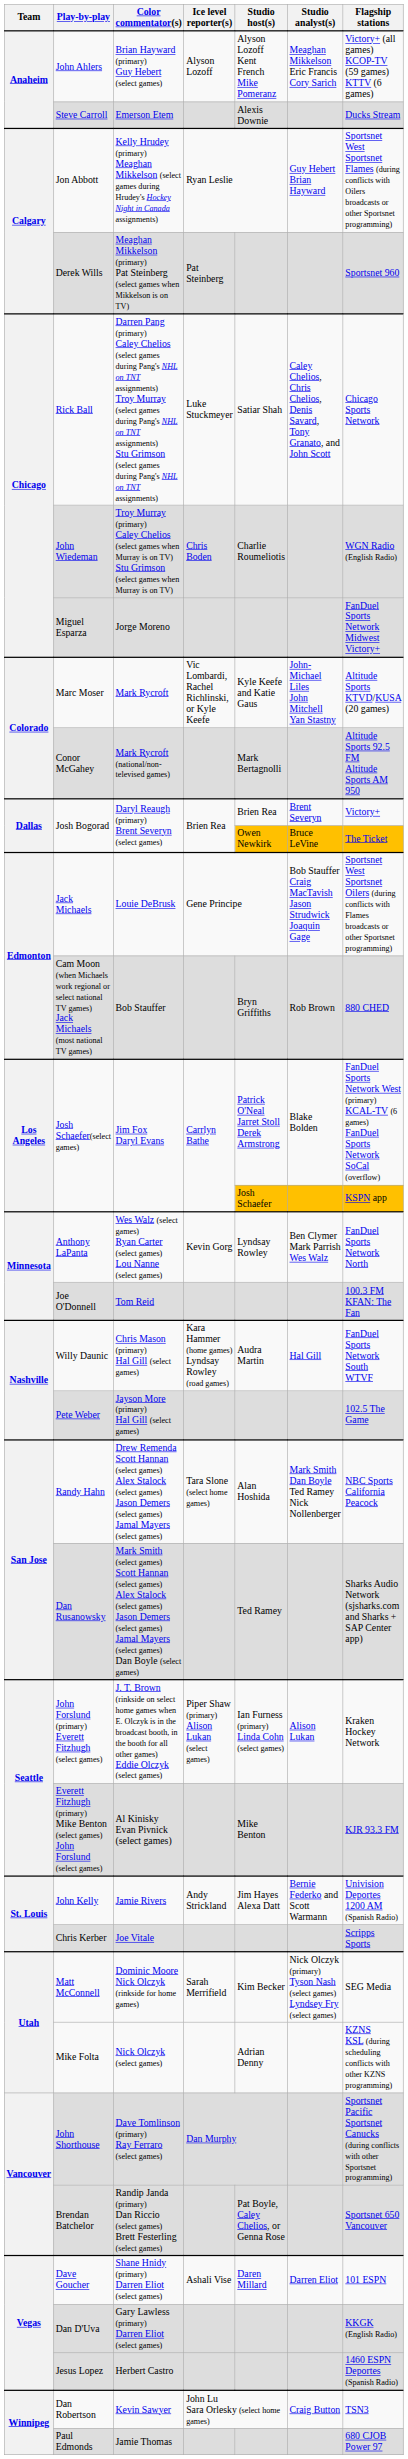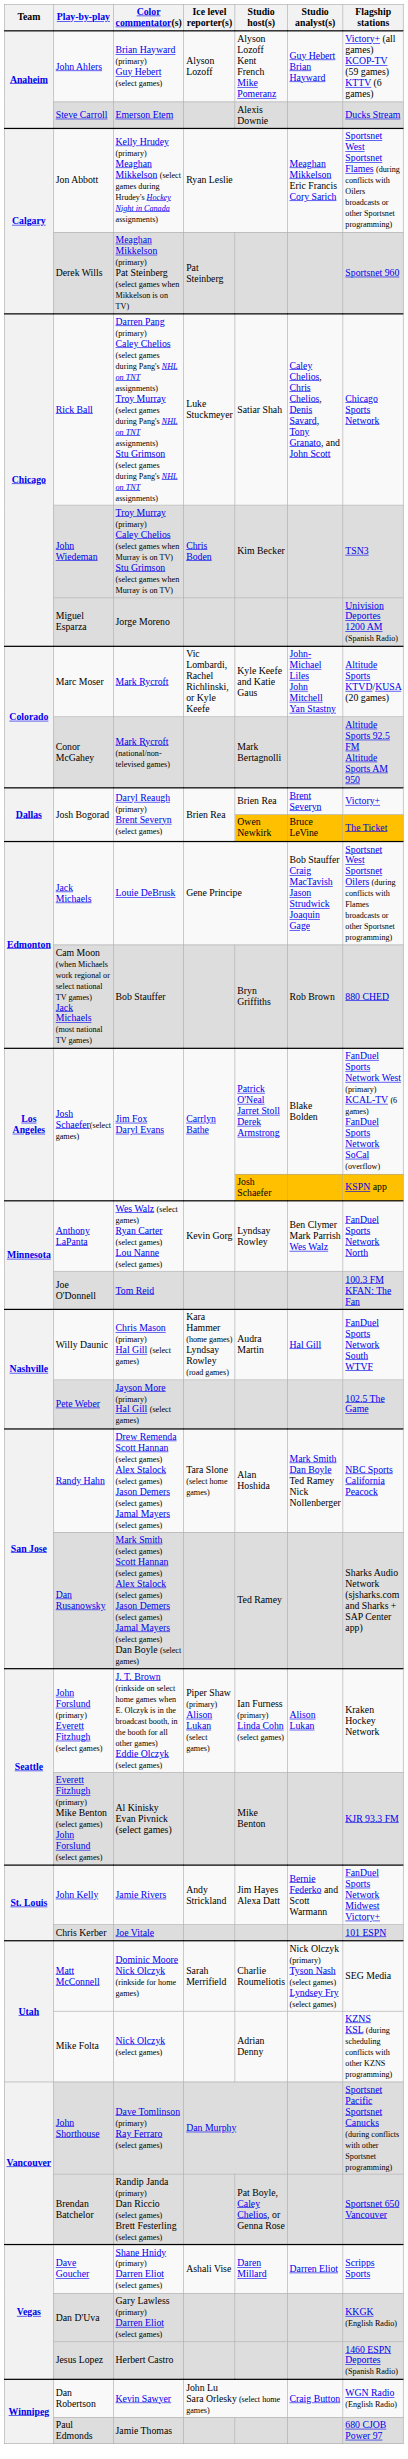(313, 66) Meaghan Mikkelson Eric Francis Cory Sarich -> (312, 66) Guy Hebert Brian Hayward
(312, 180) Guy Hebert Brian Hayward -> (313, 180) Meaghan Mikkelson Eric Francis Cory Sarich
(261, 551) Charlie Roumeliotis -> (261, 551) Kim Becker
(371, 551) WGN Radio (English Radio) -> (357, 551) TSN3
(363, 627) FanDuel Sports Network Midwest Victory+ -> (372, 622) Univision Deportes 1200 AM (Spanish Radio)
(372, 1900) Univision Deportes 1200 AM (Spanish Radio) -> (363, 1895) FanDuel Sports Network Midwest Victory+
(360, 1938) Scripps Sports -> (366, 1932) 101 ESPN
(261, 1987) Kim Becker -> (261, 1976) Charlie Roumeliotis
(366, 2280) 101 ESPN -> (360, 2269) Scripps Sports
(357, 2409) TSN3 -> (371, 2398) WGN Radio (English Radio)
